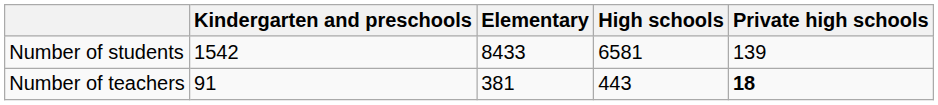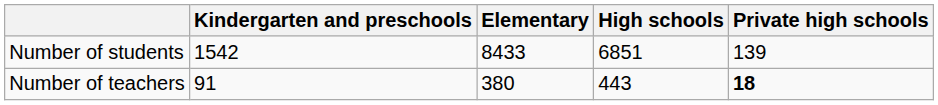(620, 52) 6581 -> (620, 52) 6851
(498, 83) 381 -> (498, 83) 380
